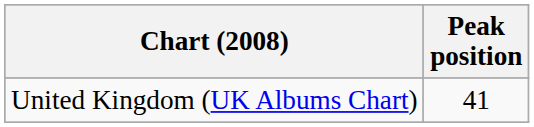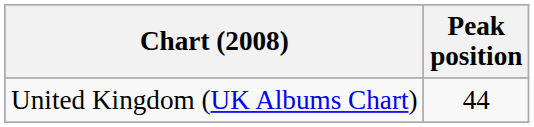(476, 99) 41 -> (476, 99) 44
